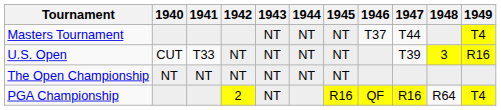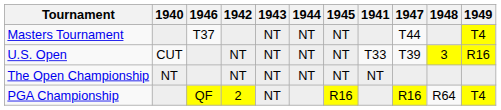columns swapped: (204, 15) <-> (375, 15)
